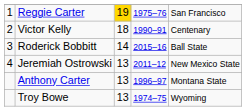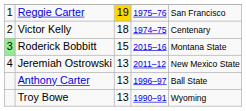(150, 30) 1990–91 -> (150, 30) 1974–75
(10, 47) no background -> (10, 47) lightgreen background
(123, 47) 14 -> (123, 47) 15
(189, 47) Ball State -> (199, 47) Montana State
(199, 81) Montana State -> (189, 81) Ball State
(150, 98) 1974–75 -> (150, 98) 1990–91
